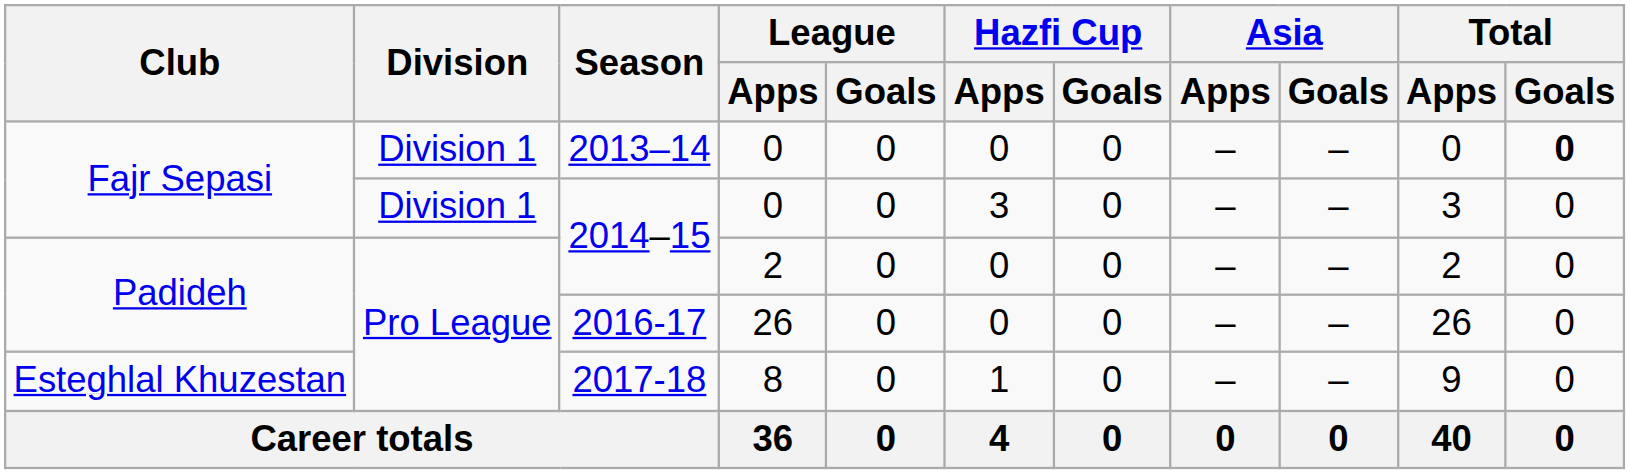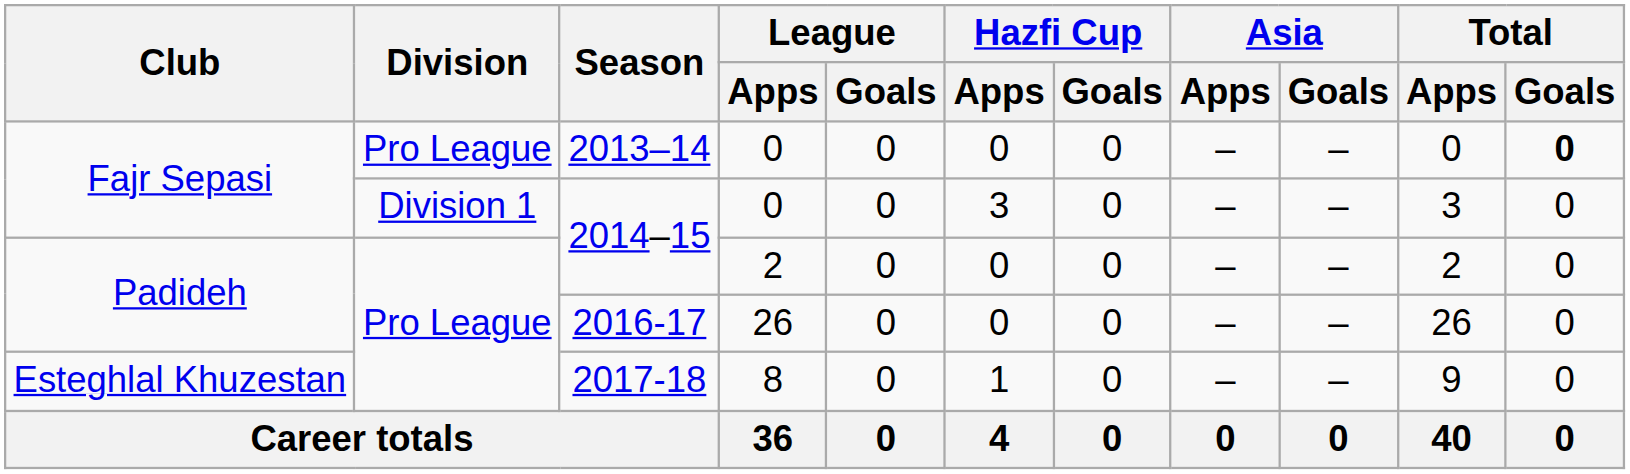(457, 149) Division 1 -> (457, 149) Pro League
